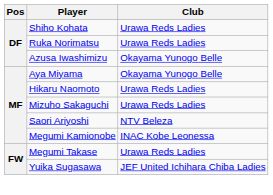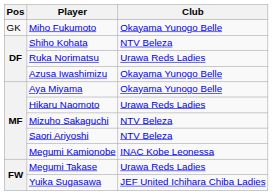+ row: (63, 27)
(163, 27) Urawa Reds Ladies -> (146, 43) NTV Beleza
(163, 105) Urawa Reds Ladies -> (146, 120) NTV Beleza
